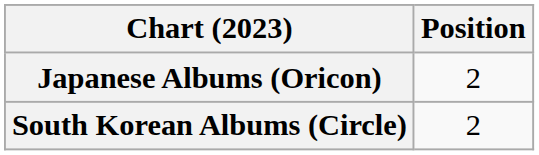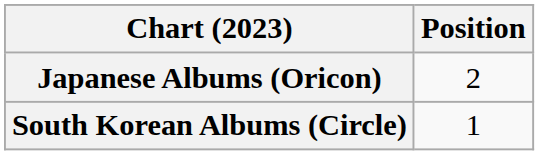(473, 125) 2 -> (473, 125) 1
